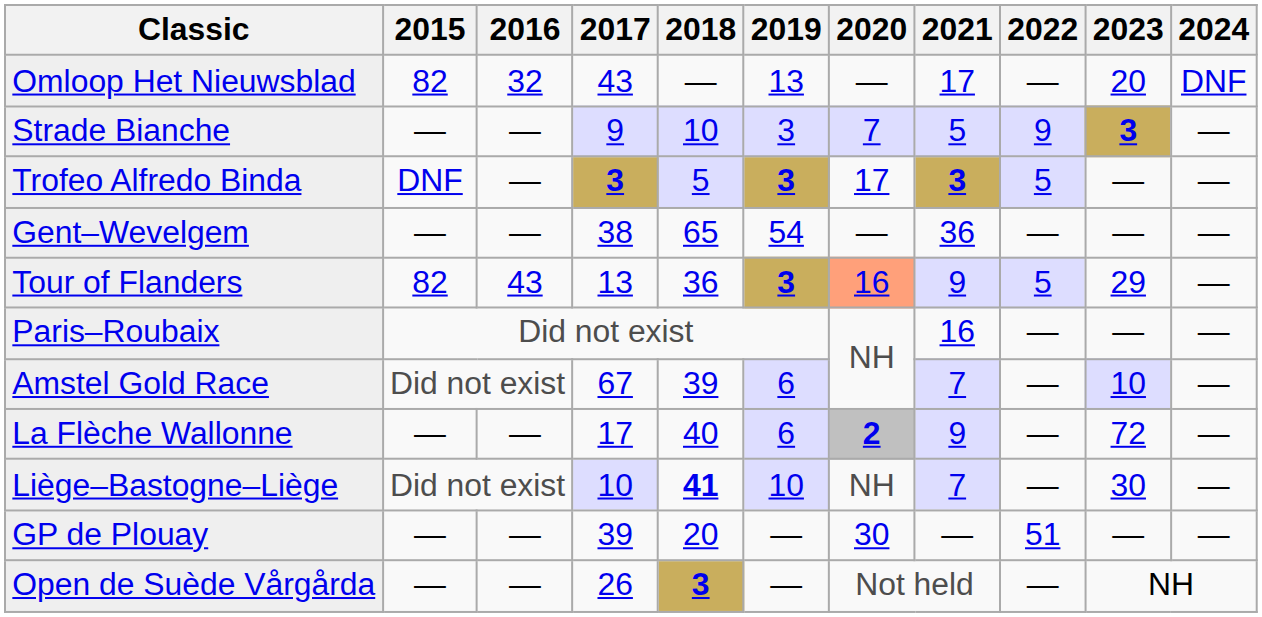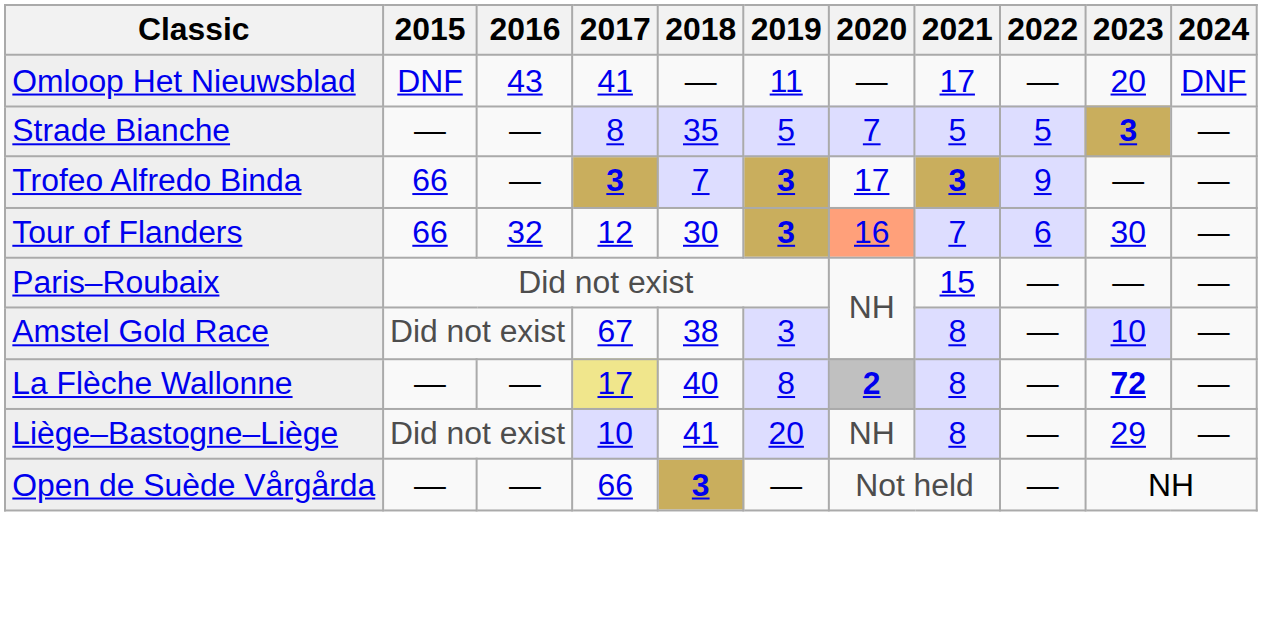(430, 80) 82 -> (430, 80) DNF
(525, 80) 32 -> (525, 80) 43
(615, 80) 43 -> (615, 80) 41
(786, 80) 13 -> (786, 80) 11
(615, 130) 9 -> (615, 130) 8
(701, 130) 10 -> (701, 130) 35
(786, 130) 3 -> (786, 130) 5
(1043, 130) 9 -> (1043, 130) 5
(430, 181) DNF -> (430, 181) 66
(701, 181) 5 -> (701, 181) 7
(1043, 181) 5 -> (1043, 181) 9
- row: (131, 231)
(430, 282) 82 -> (430, 231) 66
(525, 282) 43 -> (525, 231) 32
(615, 282) 13 -> (615, 231) 12
(701, 282) 36 -> (701, 231) 30
(957, 282) 9 -> (957, 231) 7
(1043, 282) 5 -> (1043, 231) 6
(1128, 282) 29 -> (1128, 231) 30
(957, 332) 16 -> (957, 282) 15
(701, 383) 39 -> (701, 332) 38
(786, 383) 6 -> (786, 332) 3
(957, 383) 7 -> (957, 332) 8
(615, 433) no background -> (615, 383) khaki background
(786, 433) 6 -> (786, 383) 8
(957, 433) 9 -> (957, 383) 8
(1128, 433) normal -> (1128, 383) bold
(701, 484) bold -> (701, 433) normal
(786, 484) 10 -> (786, 433) 20
(957, 484) 7 -> (957, 433) 8
(1128, 484) 30 -> (1128, 433) 29
- row: (110, 534)
(615, 585) 26 -> (615, 484) 66
